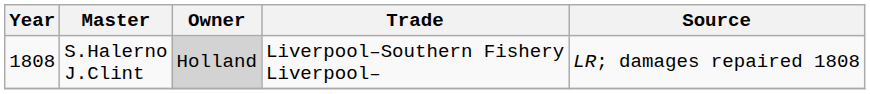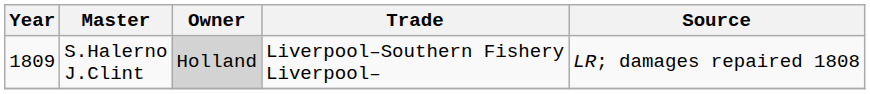(32, 62) 1808 -> (32, 62) 1809
